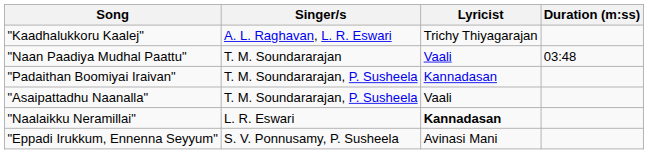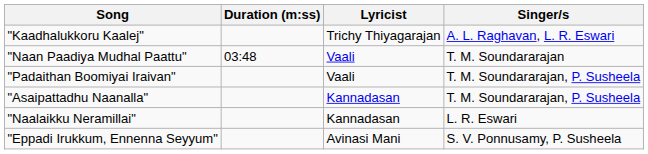columns swapped: (321, 15) <-> (592, 15)
(460, 77) Kannadasan -> (341, 77) Vaali
(438, 98) Vaali -> (363, 98) Kannadasan
(462, 118) bold -> (363, 118) normal
